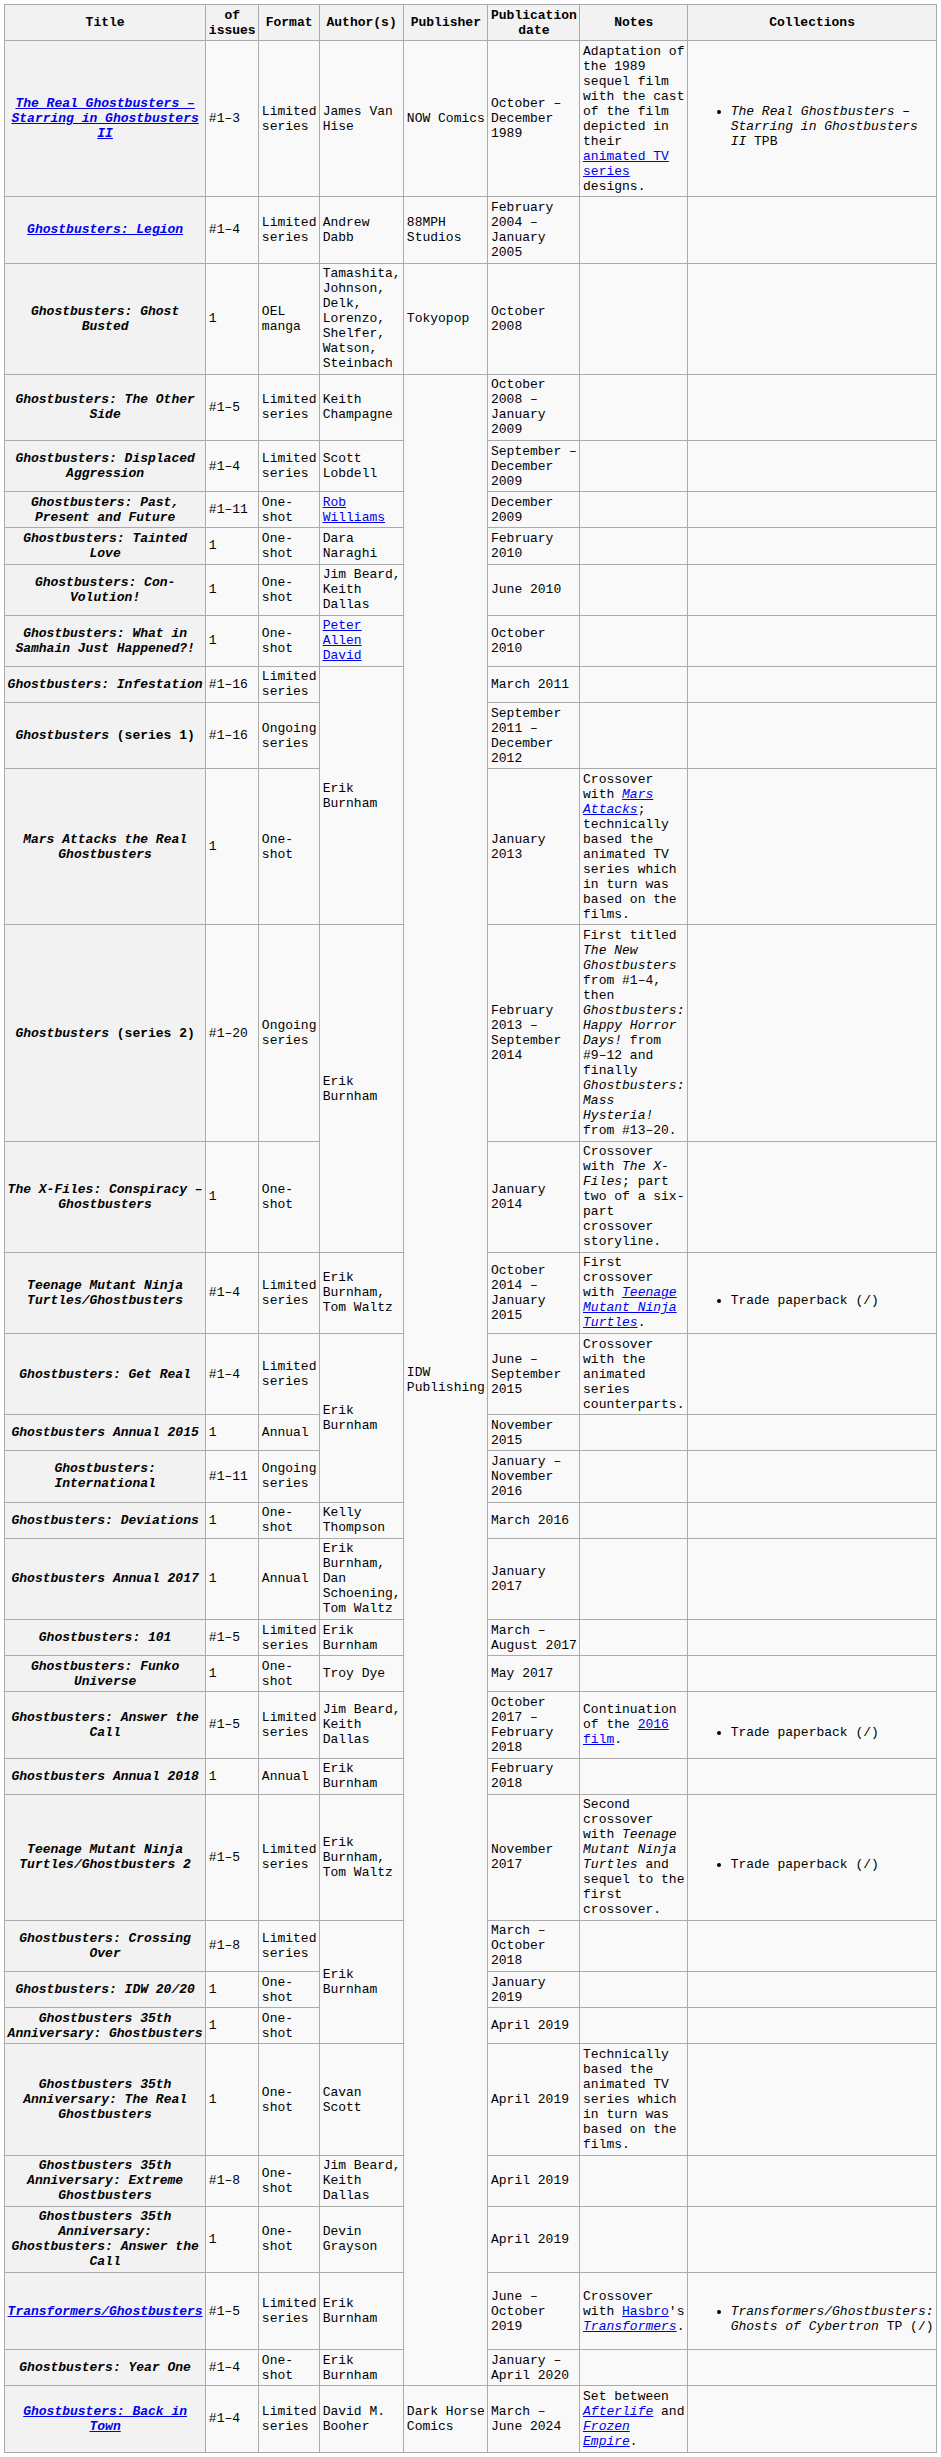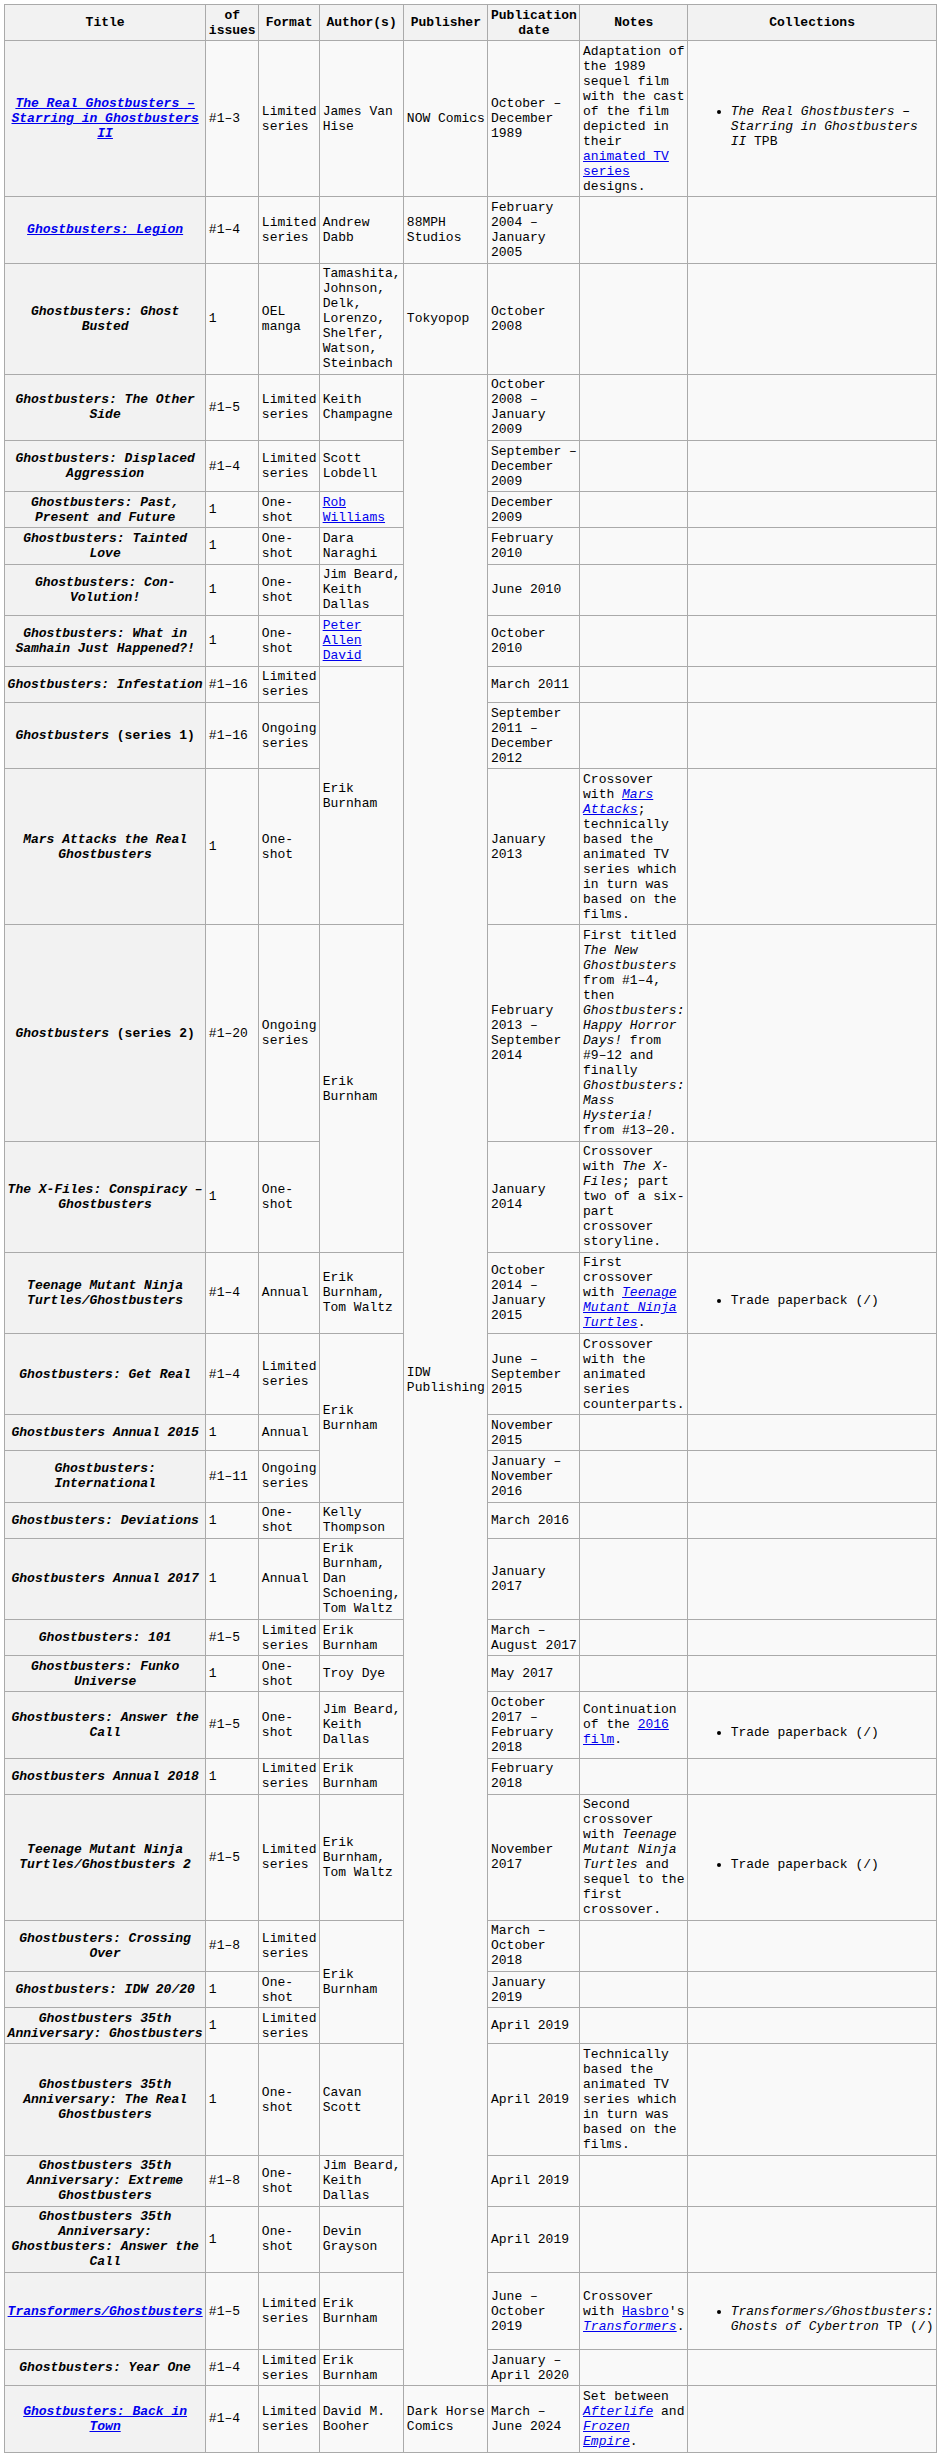(228, 510) #1–11 -> (213, 510) 1
(289, 1293) Limited series -> (285, 1293) Annual
(289, 1725) Limited series -> (277, 1725) One-shot
(285, 1776) Annual -> (289, 1776) Limited series
(277, 2026) One-shot -> (289, 2026) Limited series
(277, 2368) One-shot -> (289, 2368) Limited series
